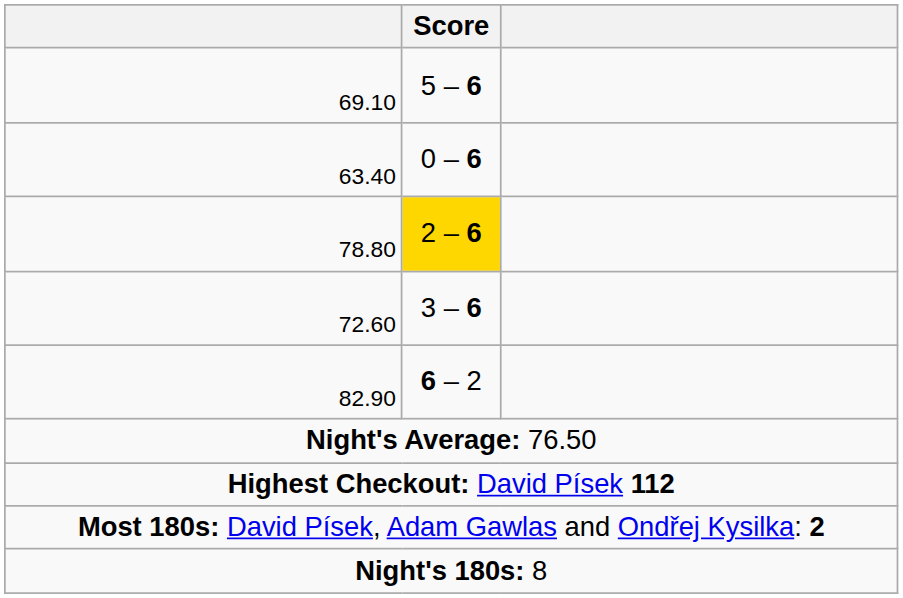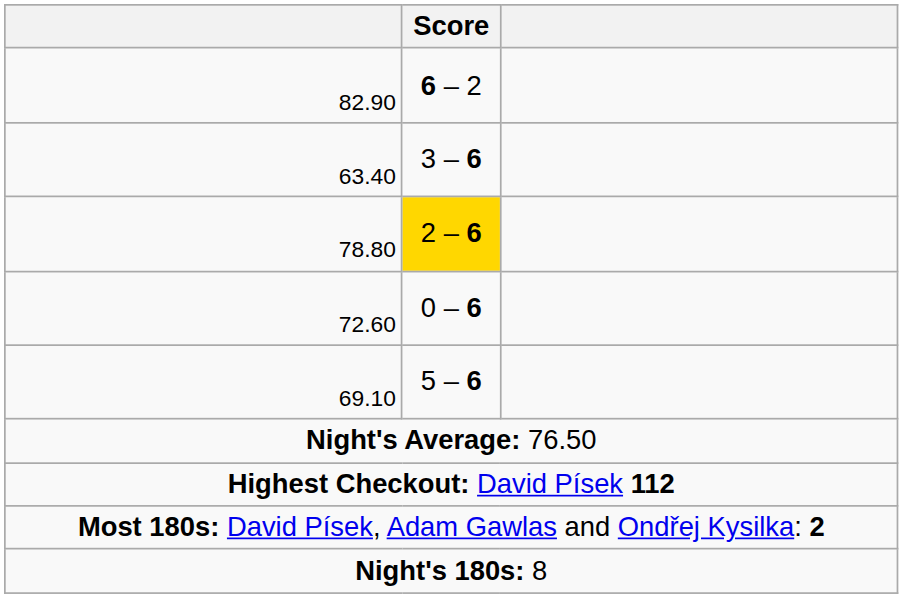rows swapped: (367, 102) <-> (367, 398)
(451, 159) 0 – 6 -> (451, 159) 3 – 6
(451, 307) 3 – 6 -> (451, 307) 0 – 6
